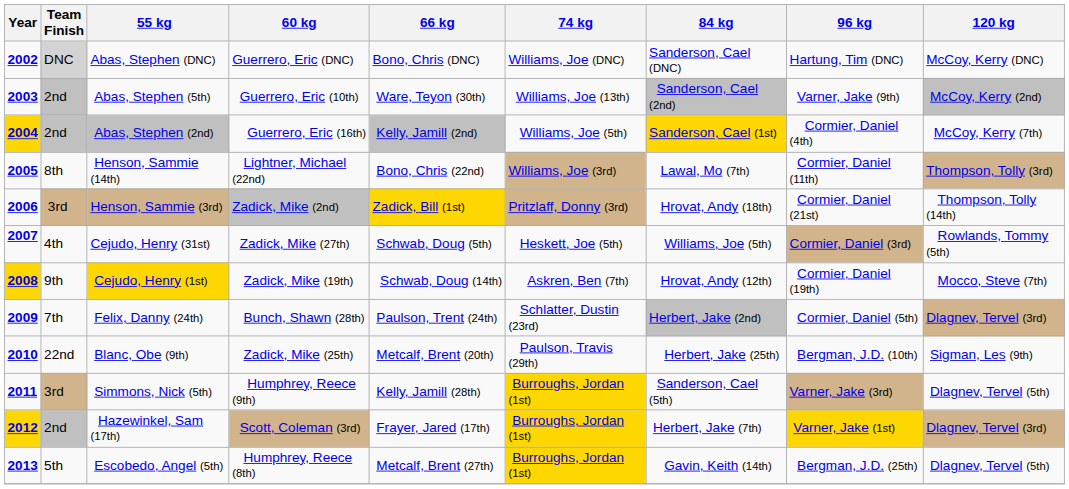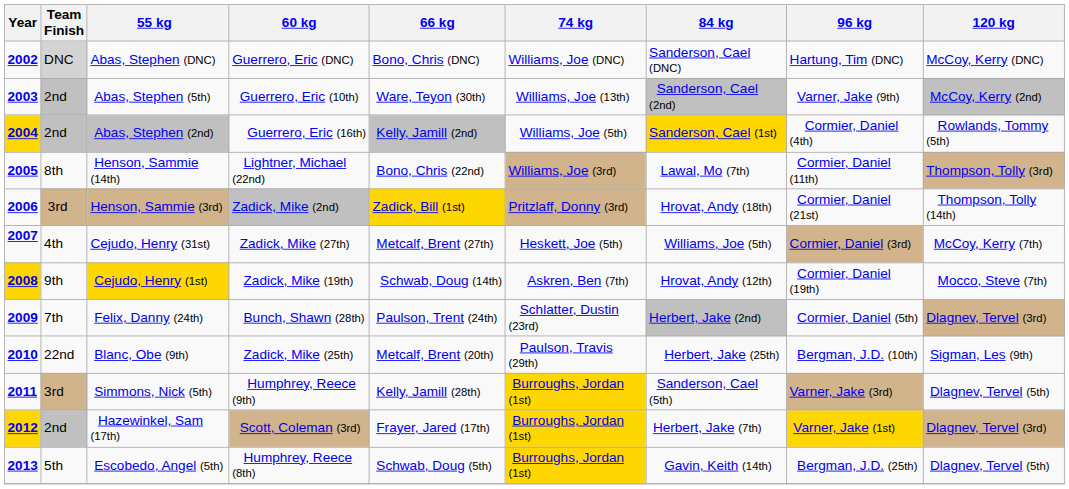(984, 133) McCoy, Kerry (7th) -> (987, 133) Rowlands, Tommy (5th)
(432, 244) Schwab, Doug (5th) -> (433, 244) Metcalf, Brent (27th)
(987, 244) Rowlands, Tommy (5th) -> (984, 244) McCoy, Kerry (7th)
(433, 465) Metcalf, Brent (27th) -> (432, 465) Schwab, Doug (5th)
